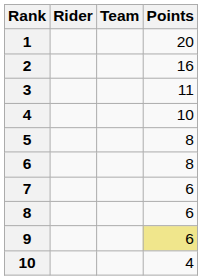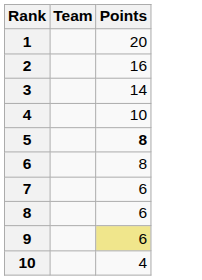- column: (73, 16)
(186, 90) 11 -> (139, 90) 14
(190, 139) normal -> (143, 139) bold
